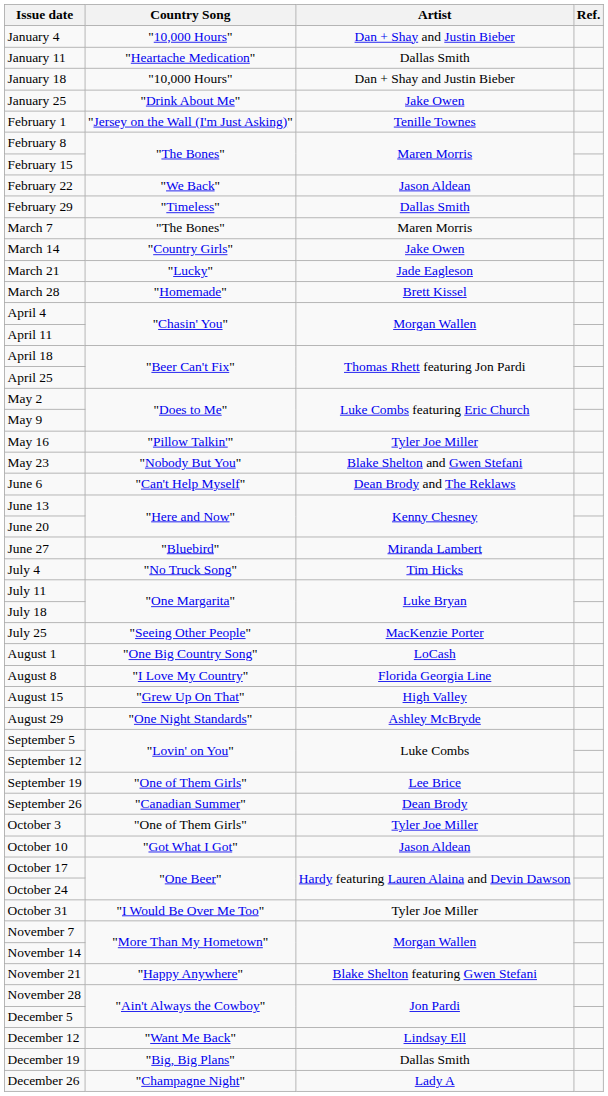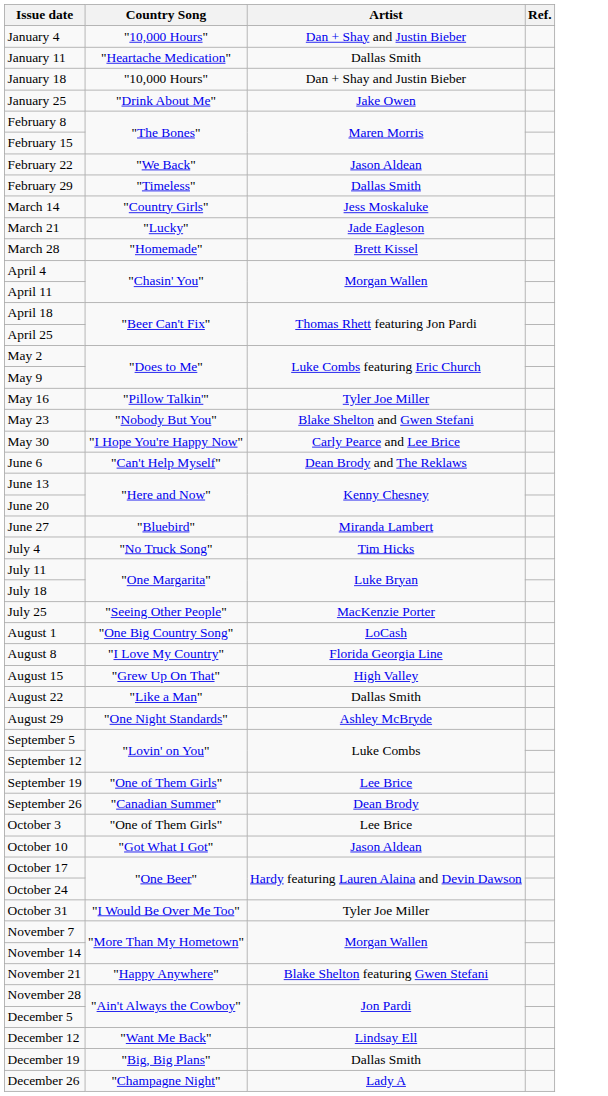- row: (37, 121)
- row: (30, 228)
(435, 249) Jake Owen -> (386, 206) Jess Moskaluke
+ row: (28, 441)
+ row: (35, 697)
(435, 825) Tyler Joe Miller -> (386, 825) Lee Brice
